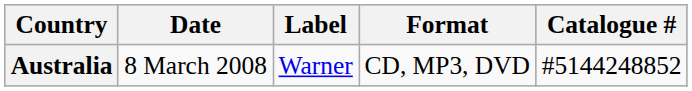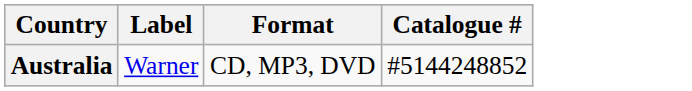- column: (196, 24)
